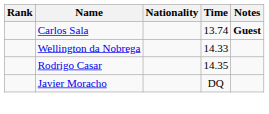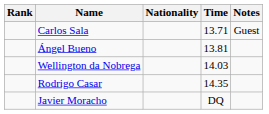(216, 30) 13.74 -> (216, 30) 13.71
(247, 30) bold -> (247, 30) normal
+ row: (67, 48)
(216, 48) 14.33 -> (216, 65) 14.03
